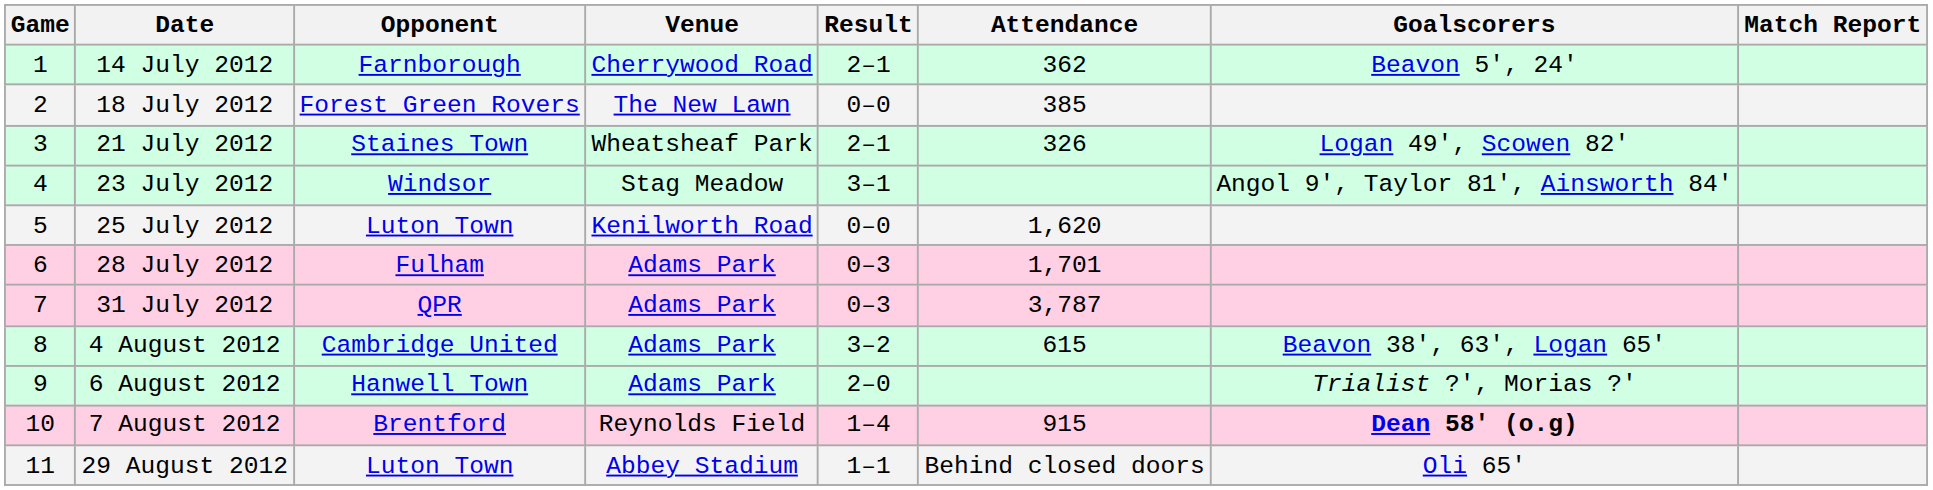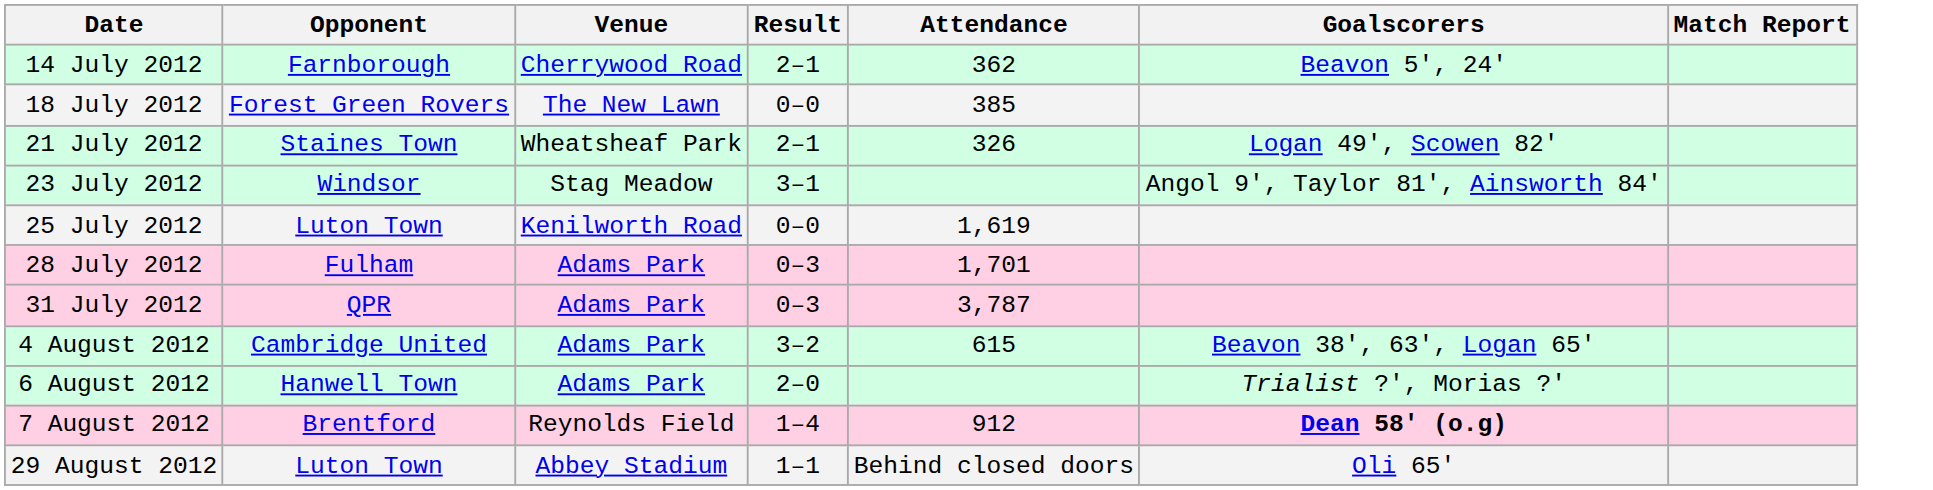- column: (40, 25)
(1065, 225) 1,620 -> (994, 225) 1,619
(1065, 425) 915 -> (994, 425) 912
